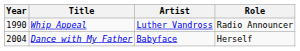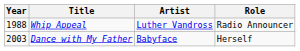(17, 25) 1990 -> (17, 25) 1988
(17, 39) 2004 -> (17, 39) 2003
